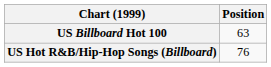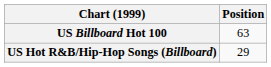(243, 52) 76 -> (243, 52) 29
